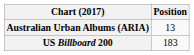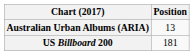(170, 43) 183 -> (170, 43) 181
